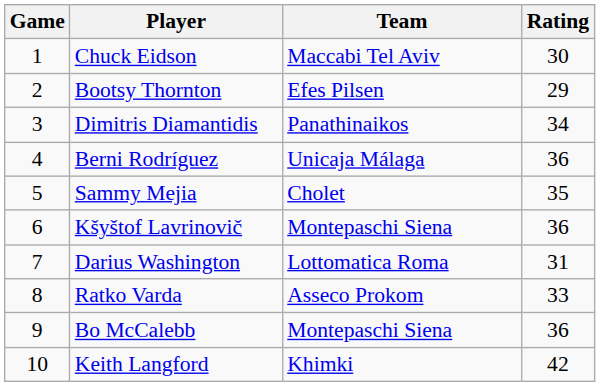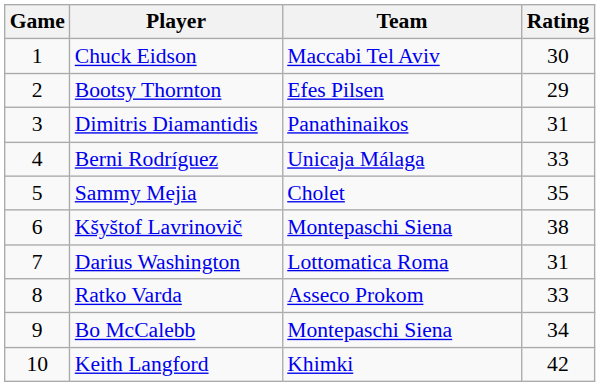(558, 124) 34 -> (558, 124) 31
(558, 158) 36 -> (558, 158) 33
(558, 227) 36 -> (558, 227) 38
(558, 329) 36 -> (558, 329) 34
